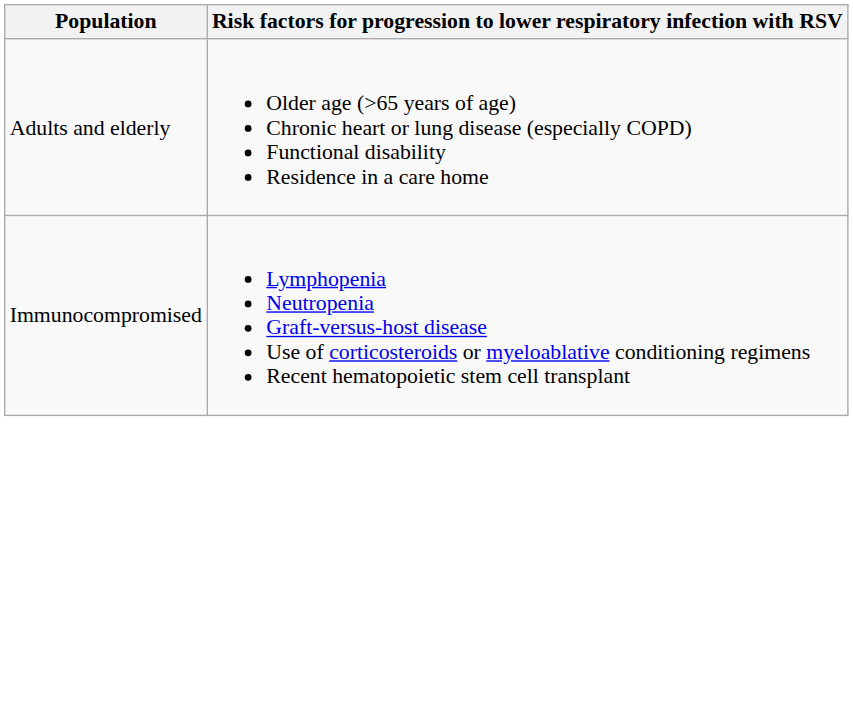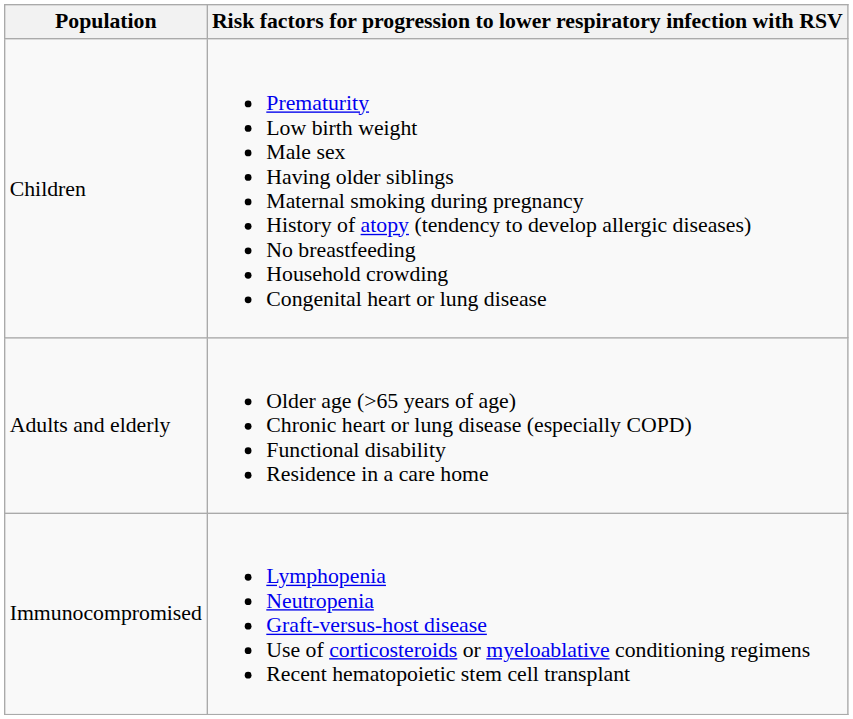+ row: (48, 188)
